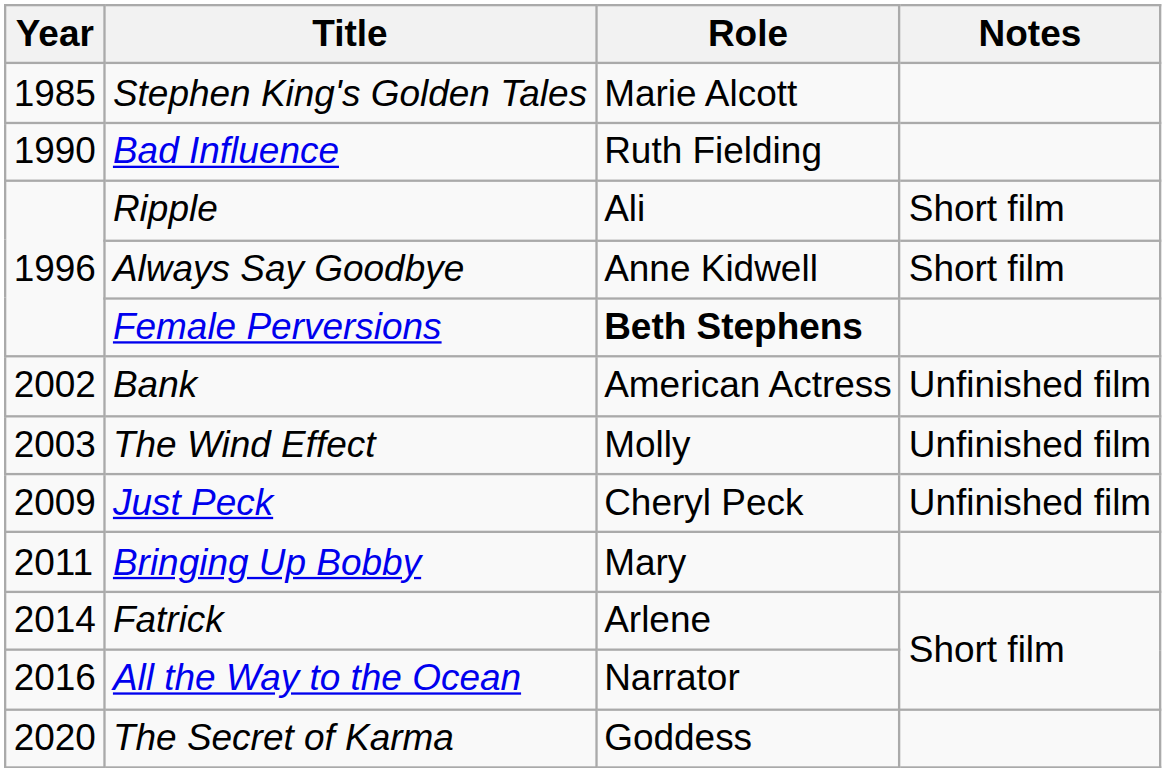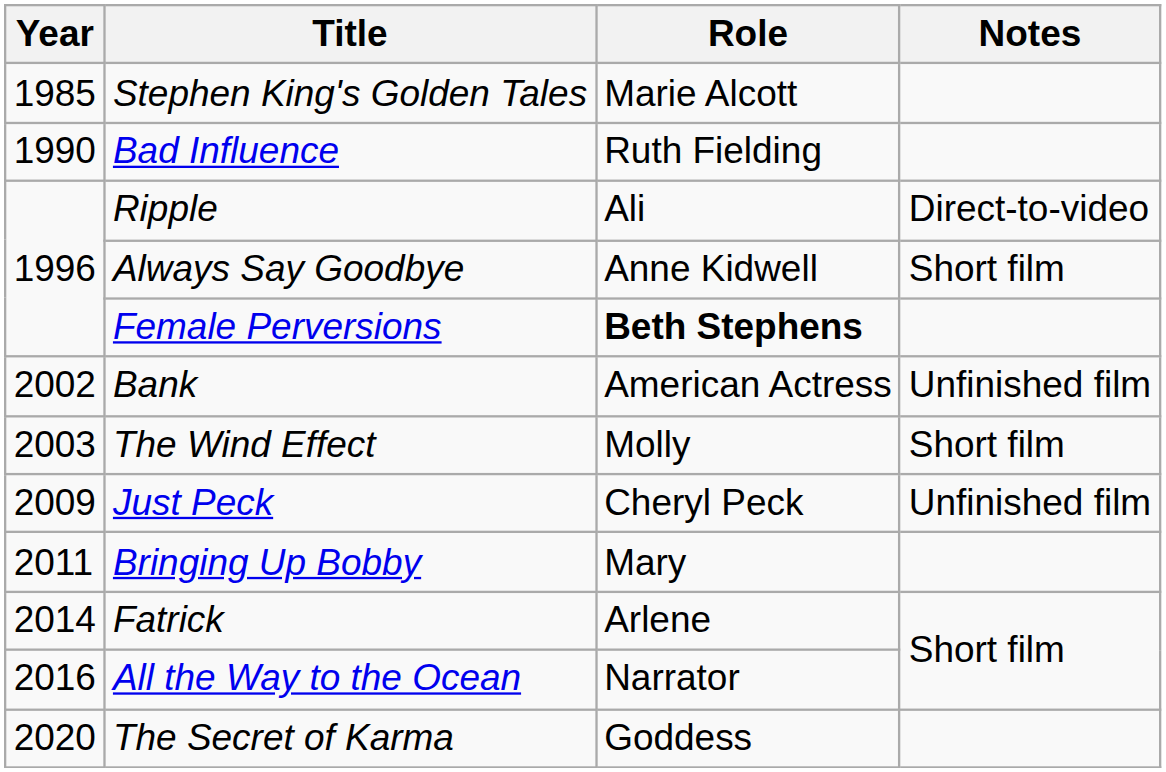(987, 209) Short film -> (1029, 209) Direct-to-video
(1030, 444) Unfinished film -> (987, 444) Short film
